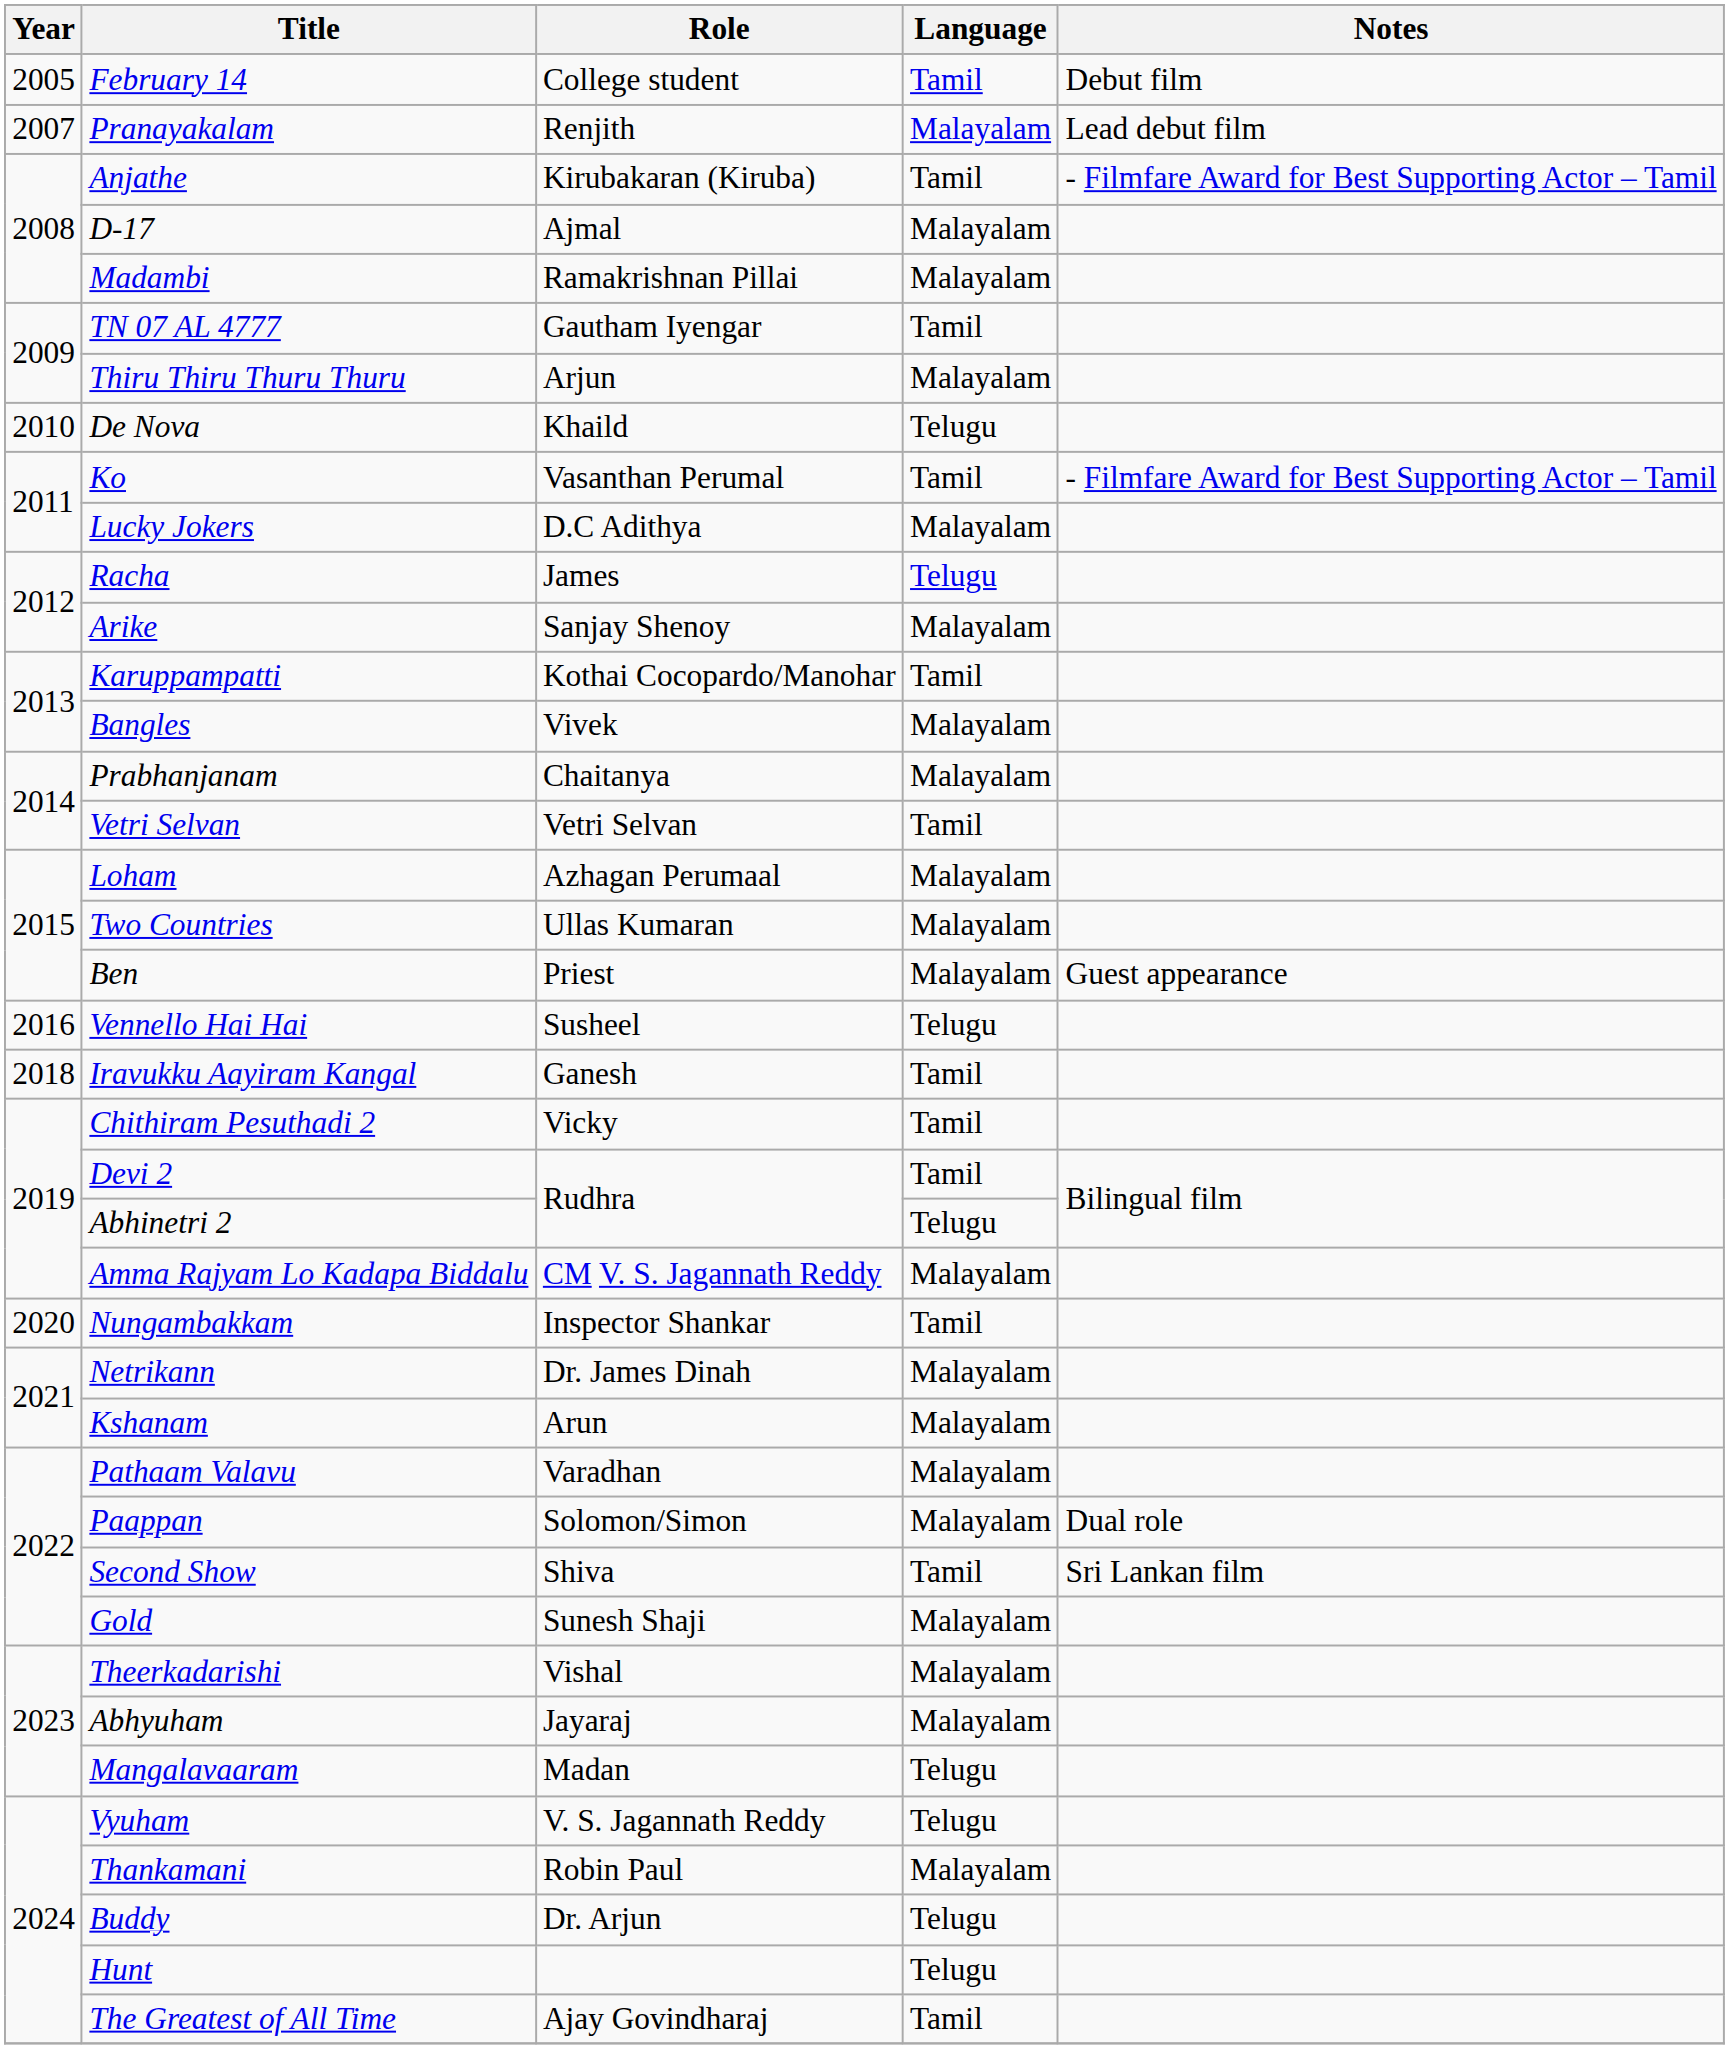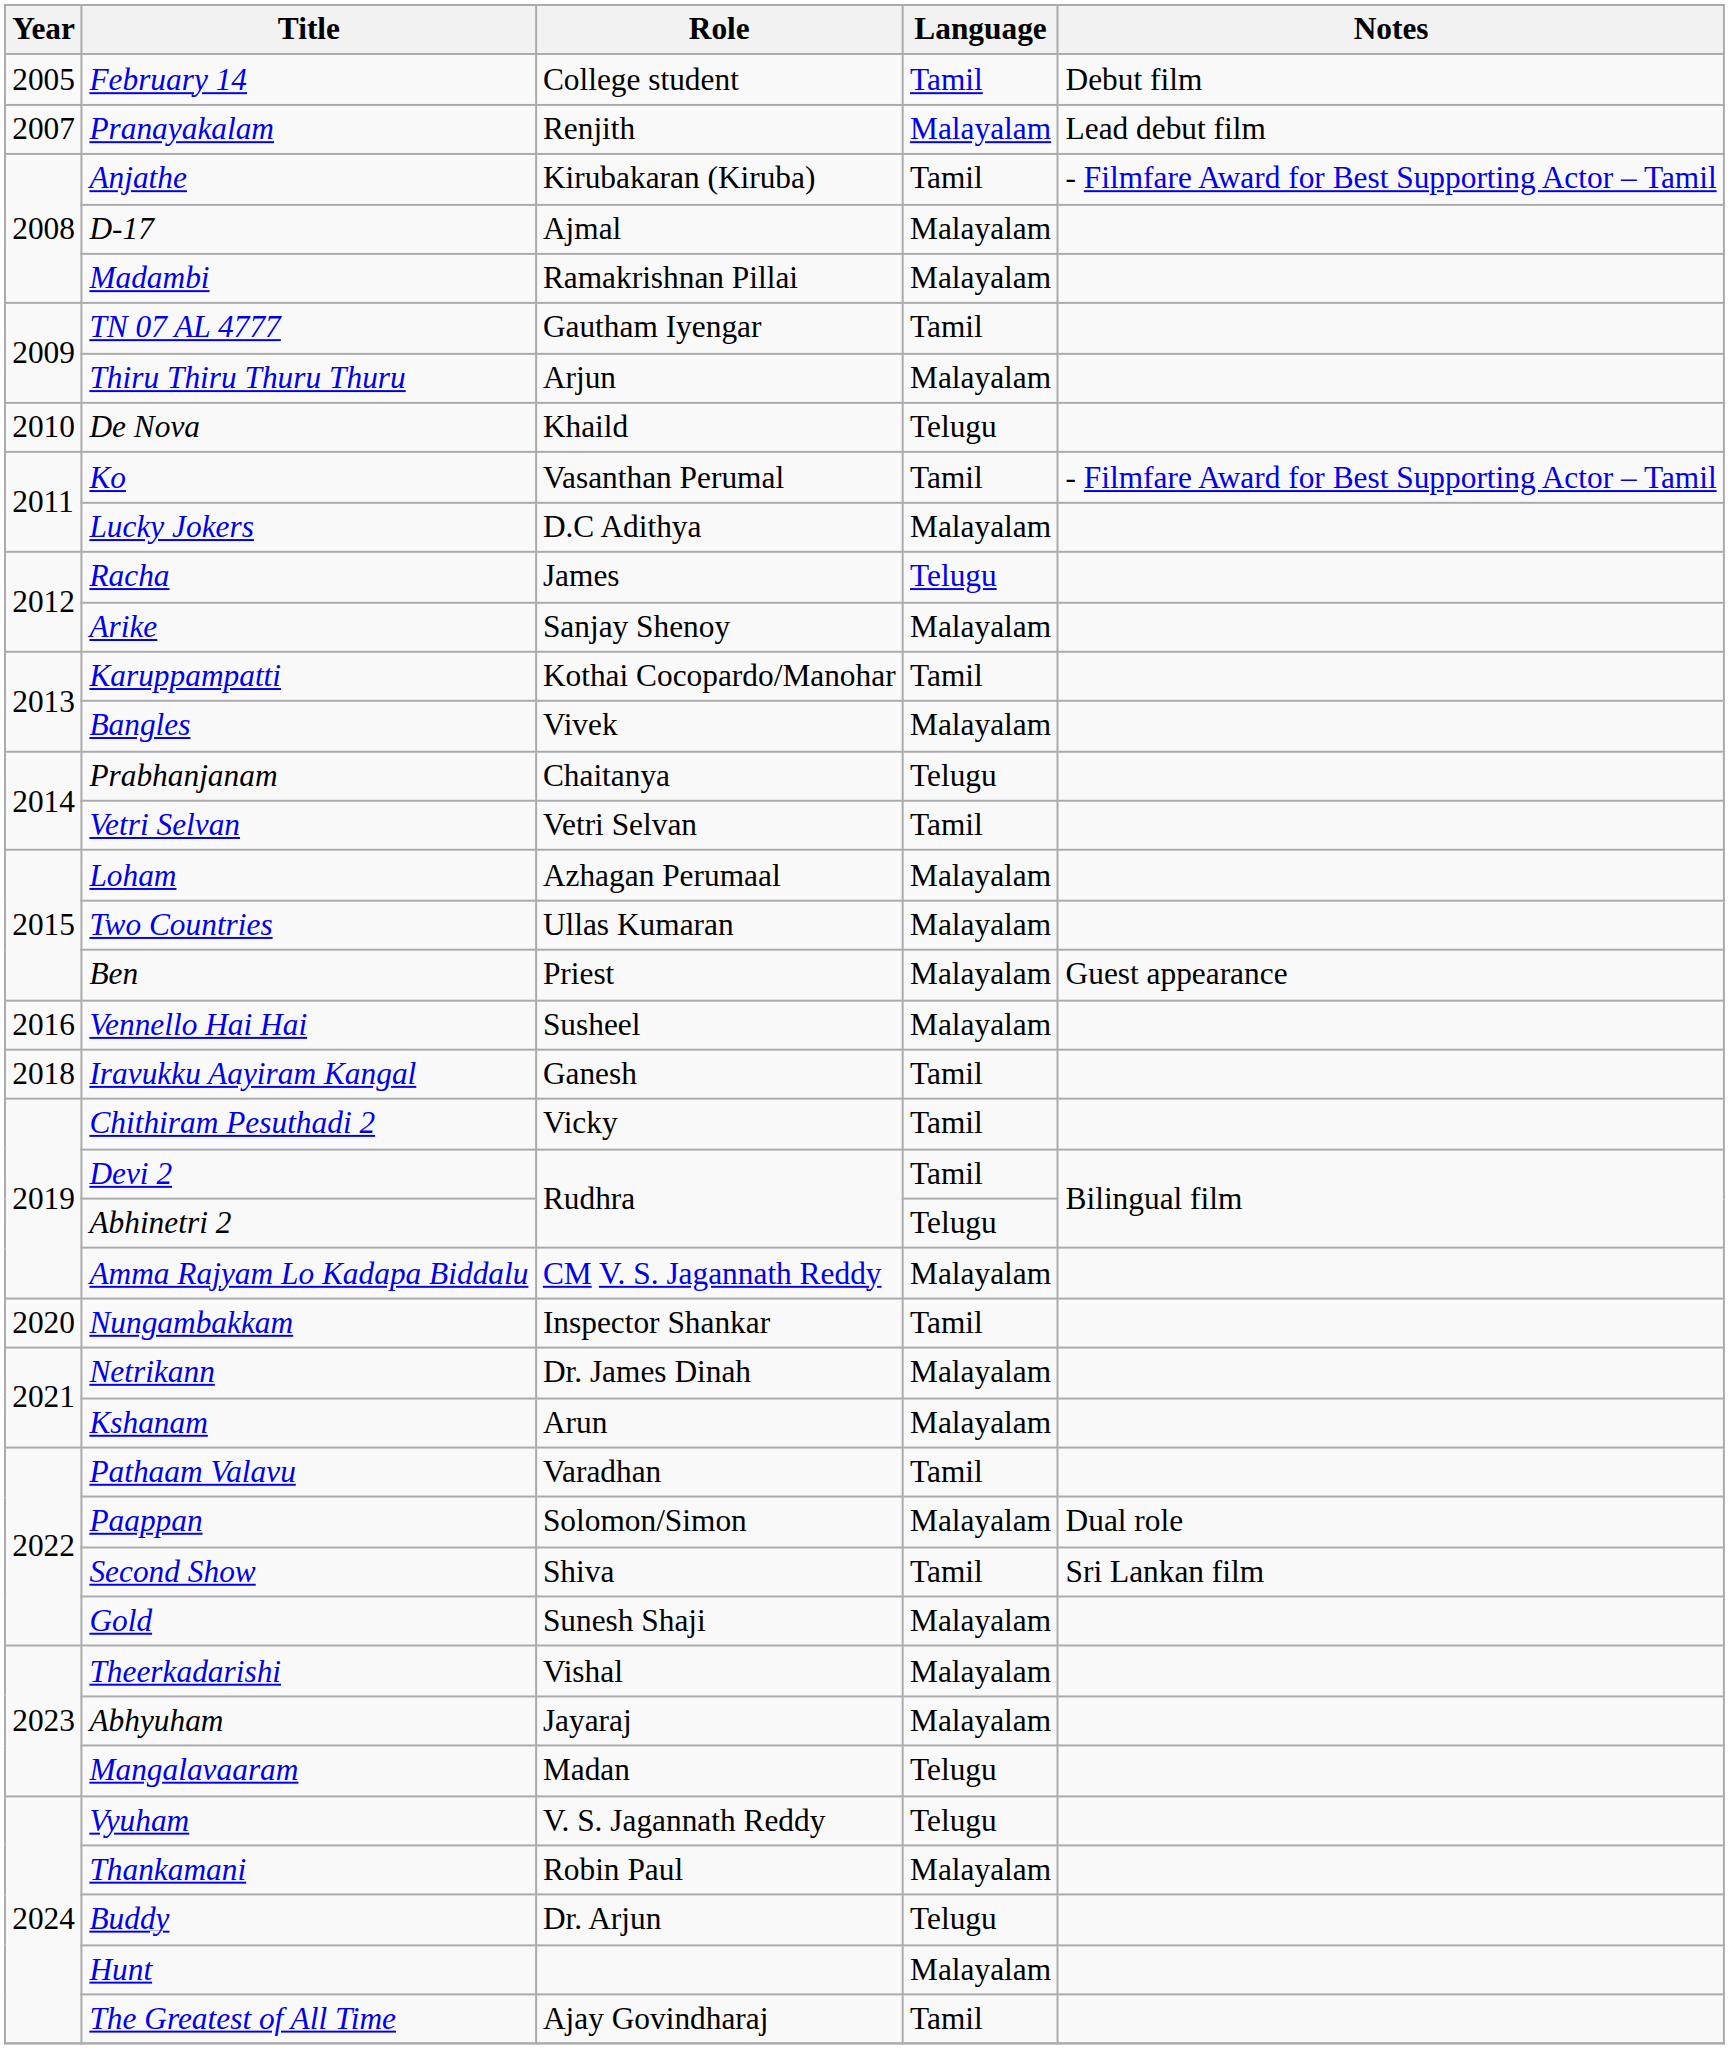(981, 775) Malayalam -> (953, 775) Telugu
(953, 1024) Telugu -> (981, 1024) Malayalam
(981, 1471) Malayalam -> (946, 1471) Tamil
(953, 1969) Telugu -> (981, 1969) Malayalam
